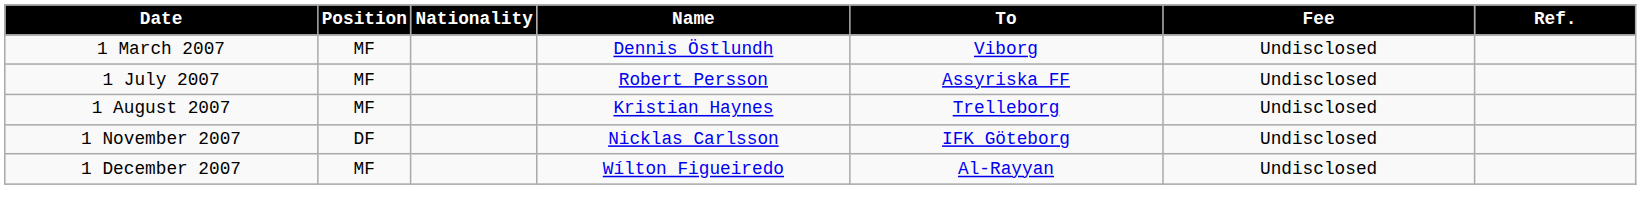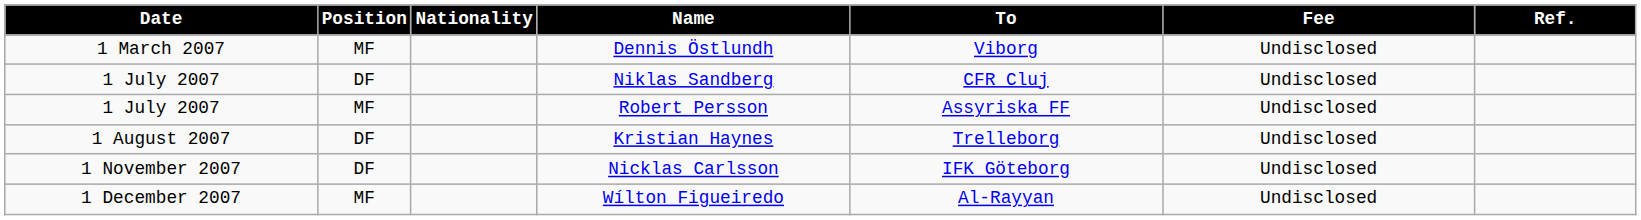+ row: (693, 79)
(364, 109) MF -> (364, 139) DF
